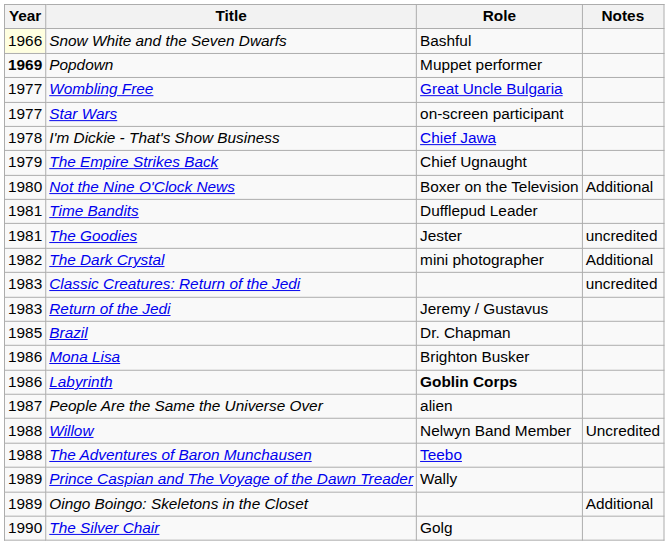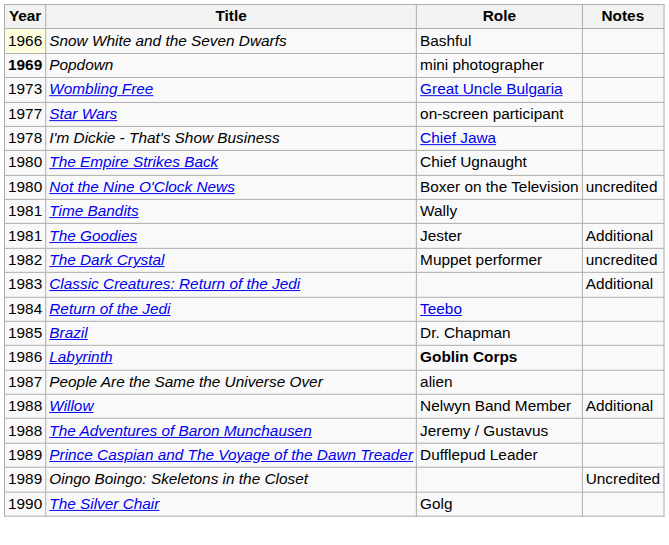(481, 65) Muppet performer -> (482, 65) mini photographer
(25, 89) 1977 -> (25, 89) 1973
(25, 162) 1979 -> (25, 162) 1980
(619, 187) Additional -> (622, 187) uncredited
(479, 211) Dufflepud Leader -> (439, 211) Wally
(622, 235) uncredited -> (619, 235) Additional
(482, 260) mini photographer -> (481, 260) Muppet performer
(619, 260) Additional -> (622, 260) uncredited
(622, 284) uncredited -> (619, 284) Additional
(25, 308) 1983 -> (25, 308) 1984
(484, 308) Jeremy / Gustavus -> (441, 308) Teebo
- row: (85, 357)
(623, 430) Uncredited -> (619, 406) Additional
(441, 455) Teebo -> (484, 430) Jeremy / Gustavus
(439, 479) Wally -> (479, 455) Dufflepud Leader
(619, 503) Additional -> (623, 479) Uncredited
